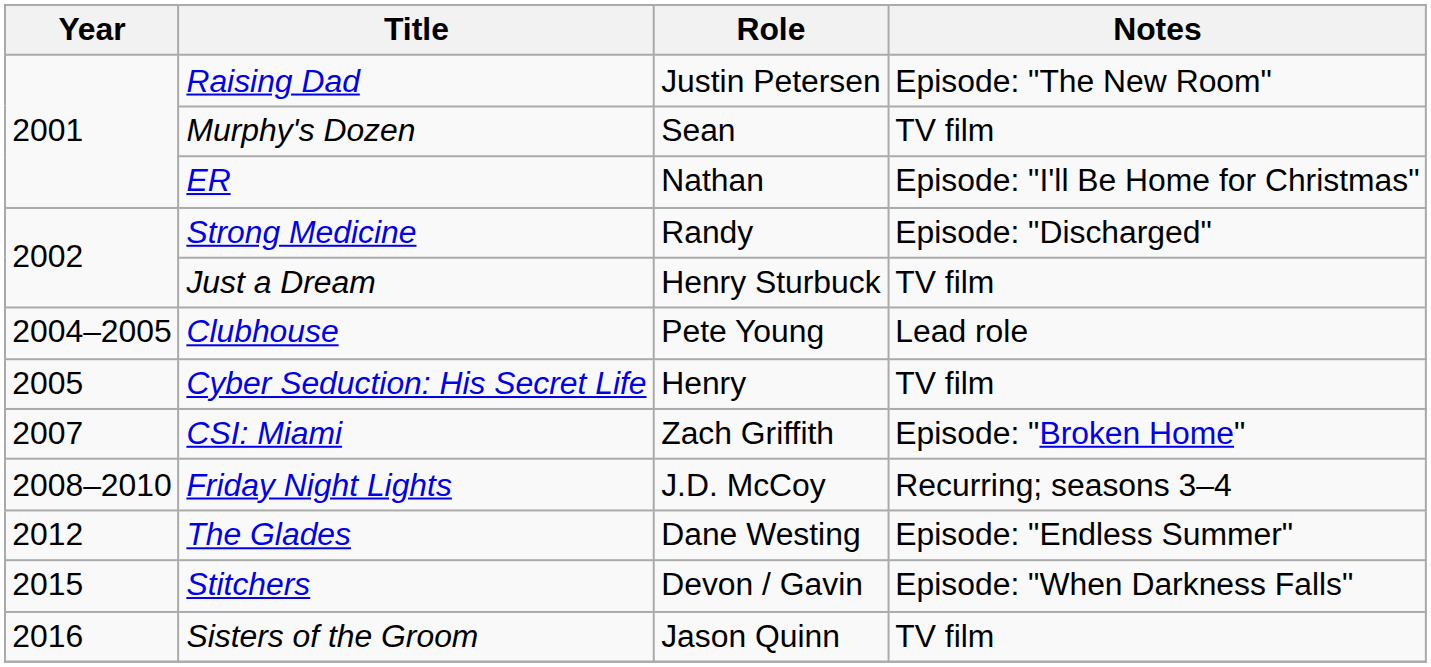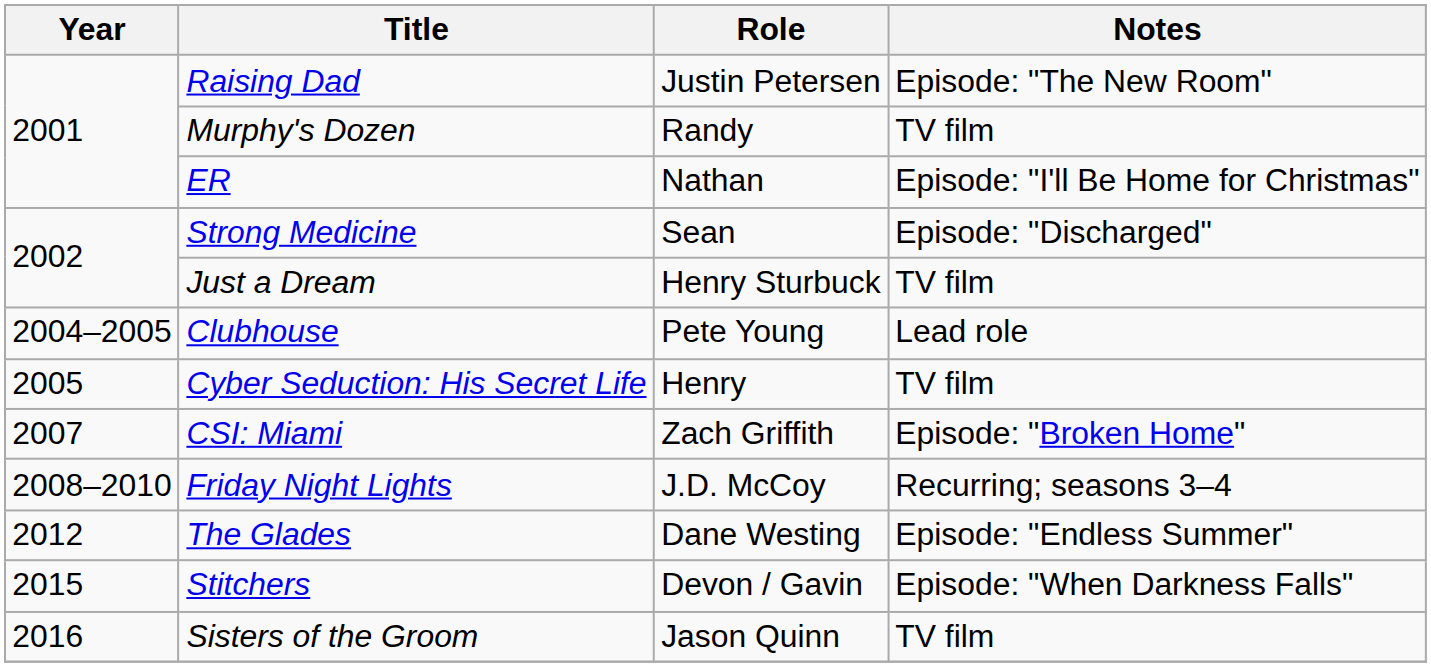(698, 130) Sean -> (707, 130) Randy
(707, 231) Randy -> (698, 231) Sean
